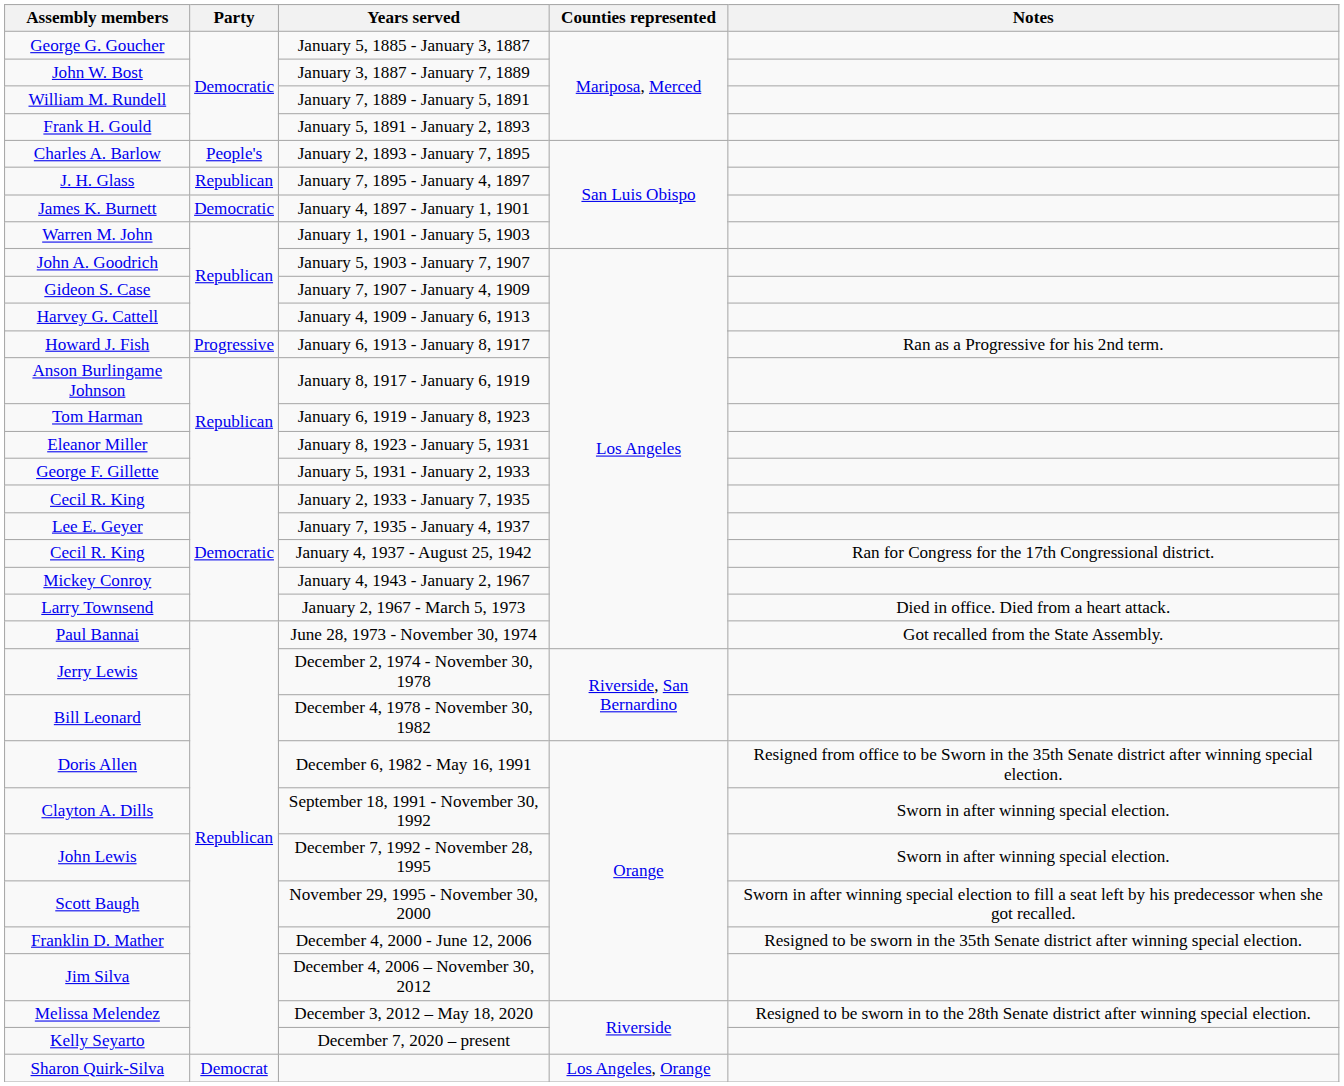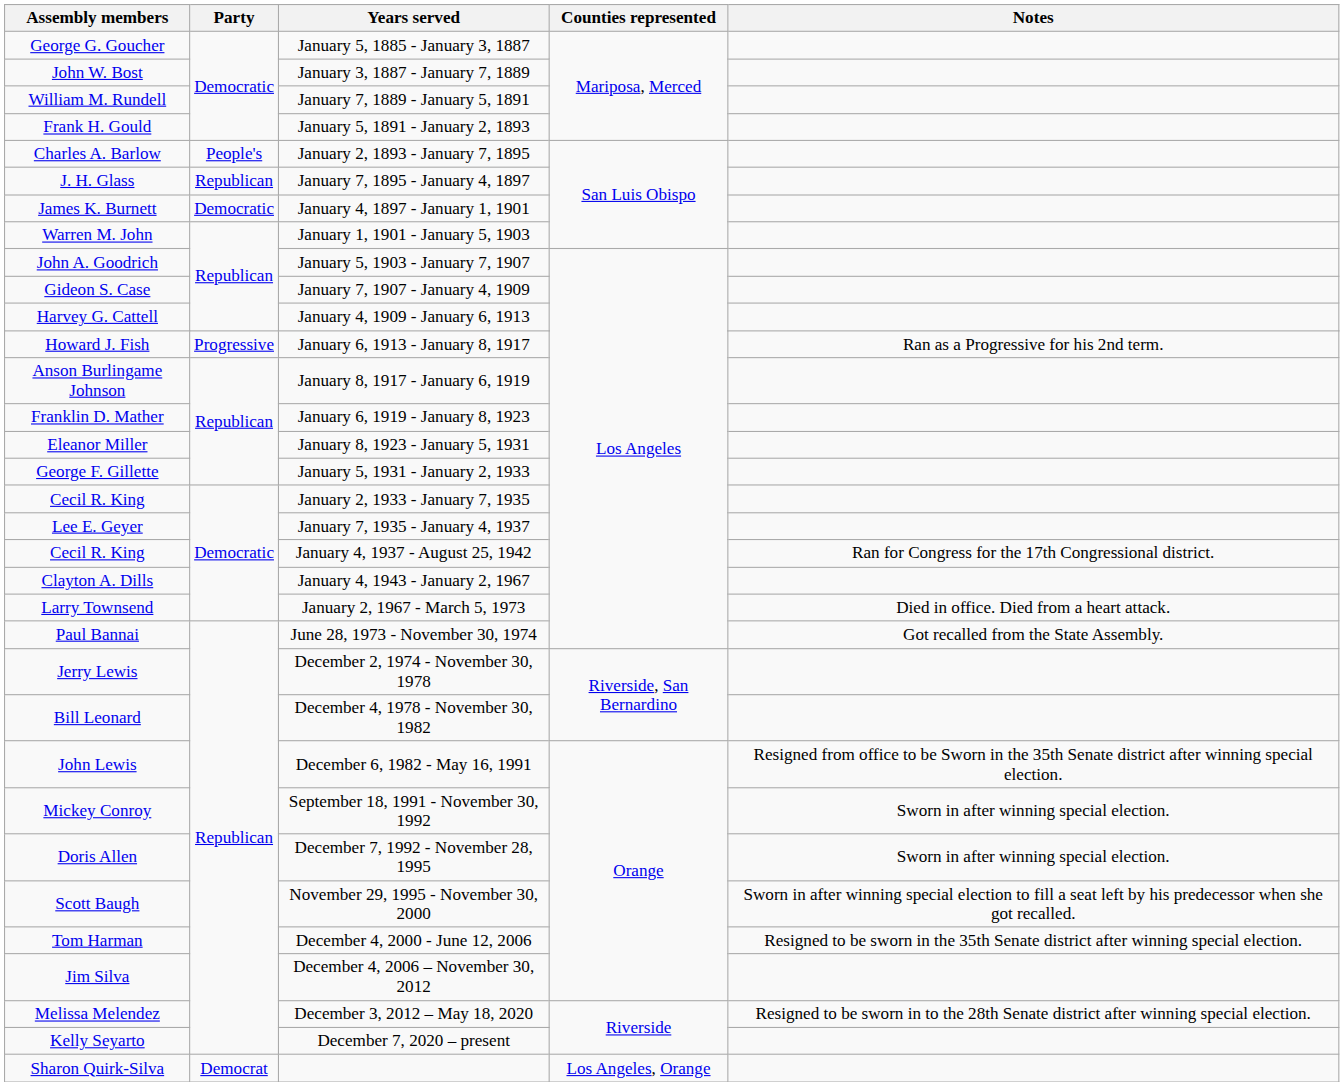(97, 417) Tom Harman -> (97, 417) Franklin D. Mather
(97, 580) Mickey Conroy -> (97, 580) Clayton A. Dills
(97, 764) Doris Allen -> (97, 764) John Lewis
(97, 810) Clayton A. Dills -> (97, 810) Mickey Conroy
(97, 857) John Lewis -> (97, 857) Doris Allen
(97, 940) Franklin D. Mather -> (97, 940) Tom Harman
